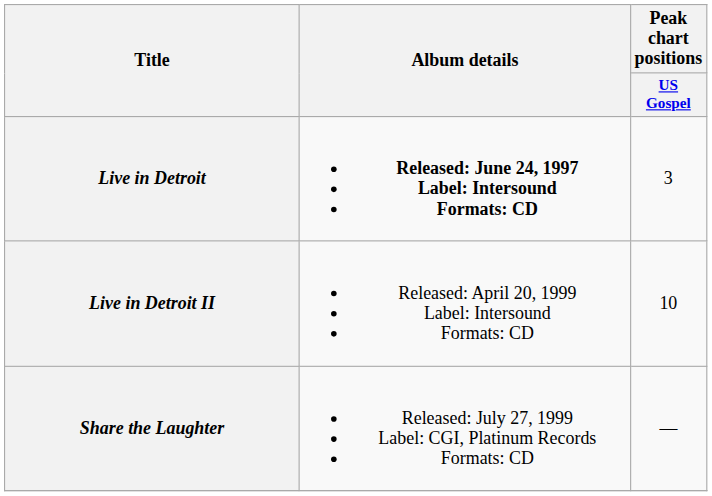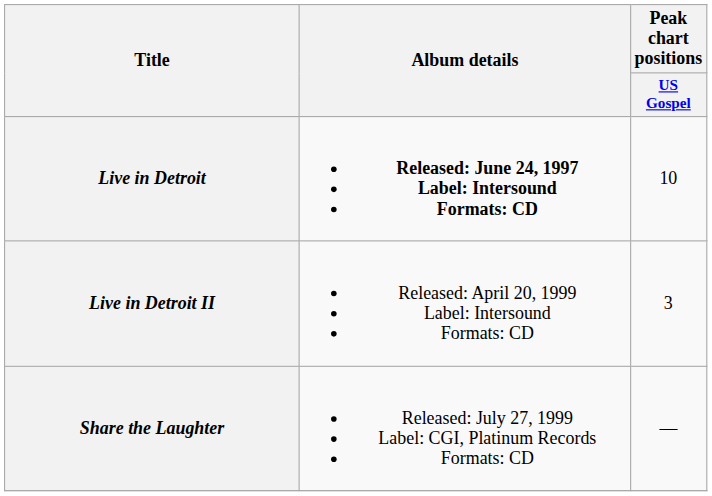(668, 178) 3 -> (668, 178) 10
(668, 303) 10 -> (668, 303) 3
